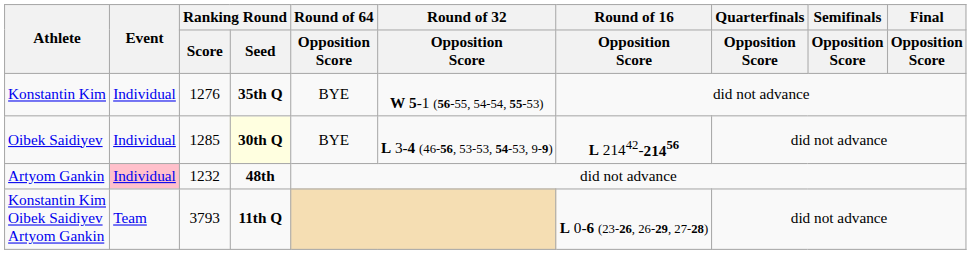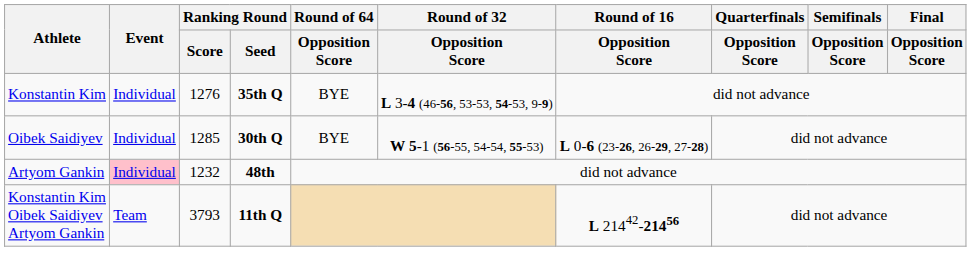(467, 103) W 5-1 (56-55, 54-54, 55-53) -> (467, 103) L 3-4 (46-56, 53-53, 54-53, 9-9)
(260, 140) lightyellow background -> (260, 138) no background
(467, 149) L 3-4 (46-56, 53-53, 54-53, 9-9) -> (467, 147) W 5-1 (56-55, 54-54, 55-53)
(634, 149) L 21442-21456 -> (634, 147) L 0-6 (23-26, 26-29, 27-28)
(634, 228) L 0-6 (23-26, 26-29, 27-28) -> (634, 224) L 21442-21456
